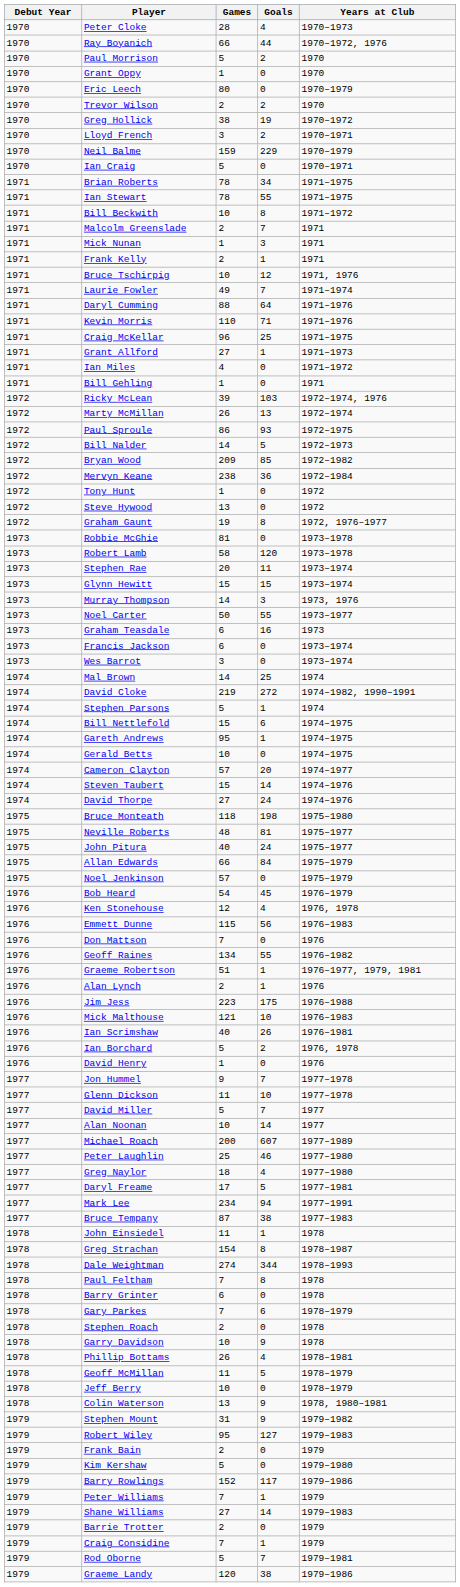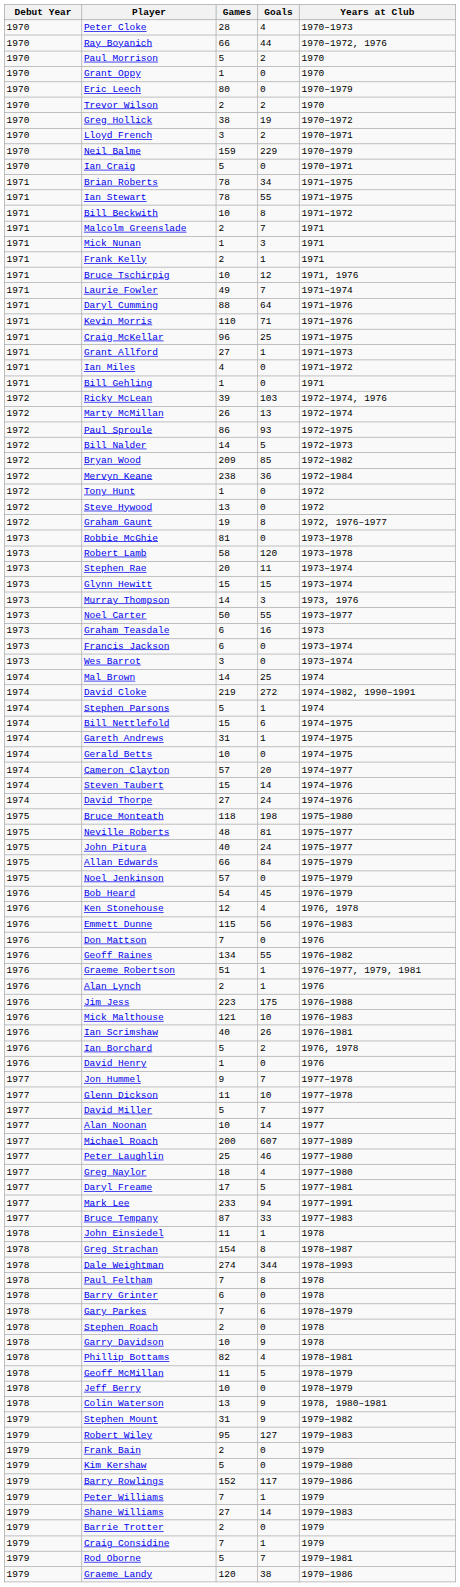(224, 739) 95 -> (224, 739) 31
(227, 1203) 234 -> (227, 1203) 233
(266, 1219) 38 -> (266, 1219) 33
(224, 1358) 26 -> (224, 1358) 82
